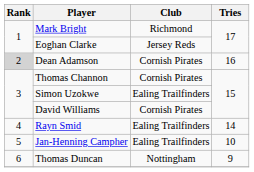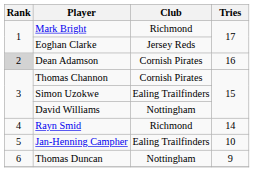(171, 110) Cornish Pirates -> (171, 110) Nottingham
(171, 126) Ealing Trailfinders -> (171, 126) Richmond
